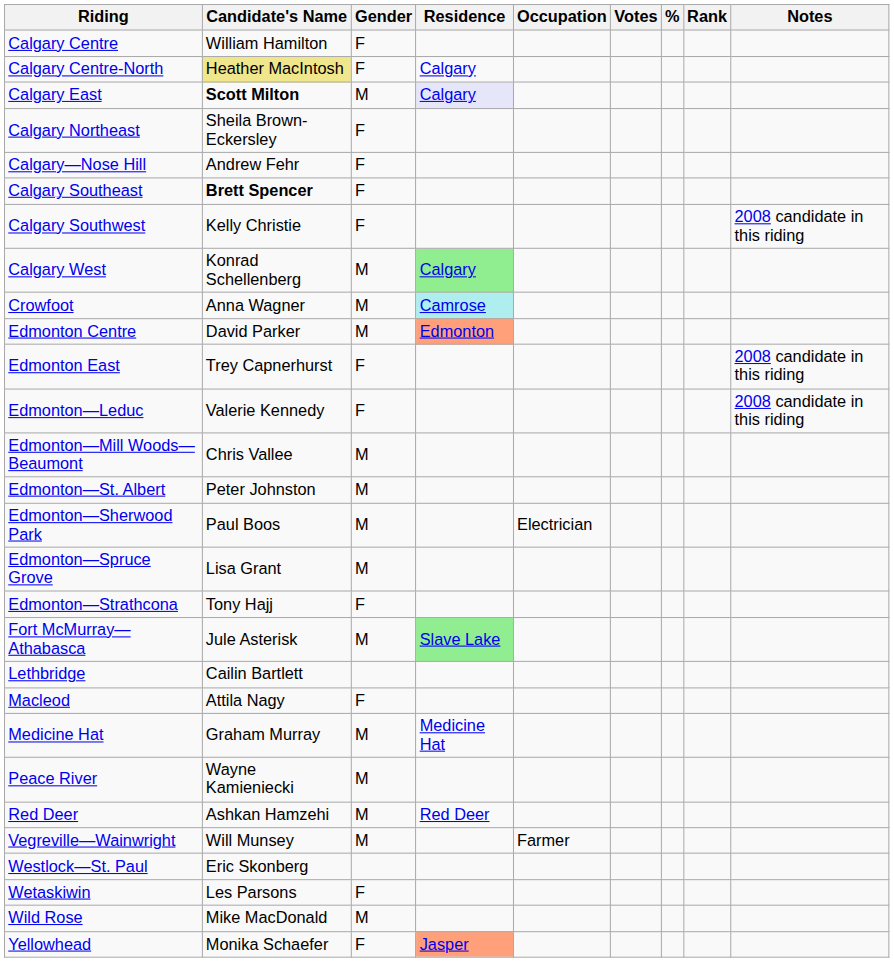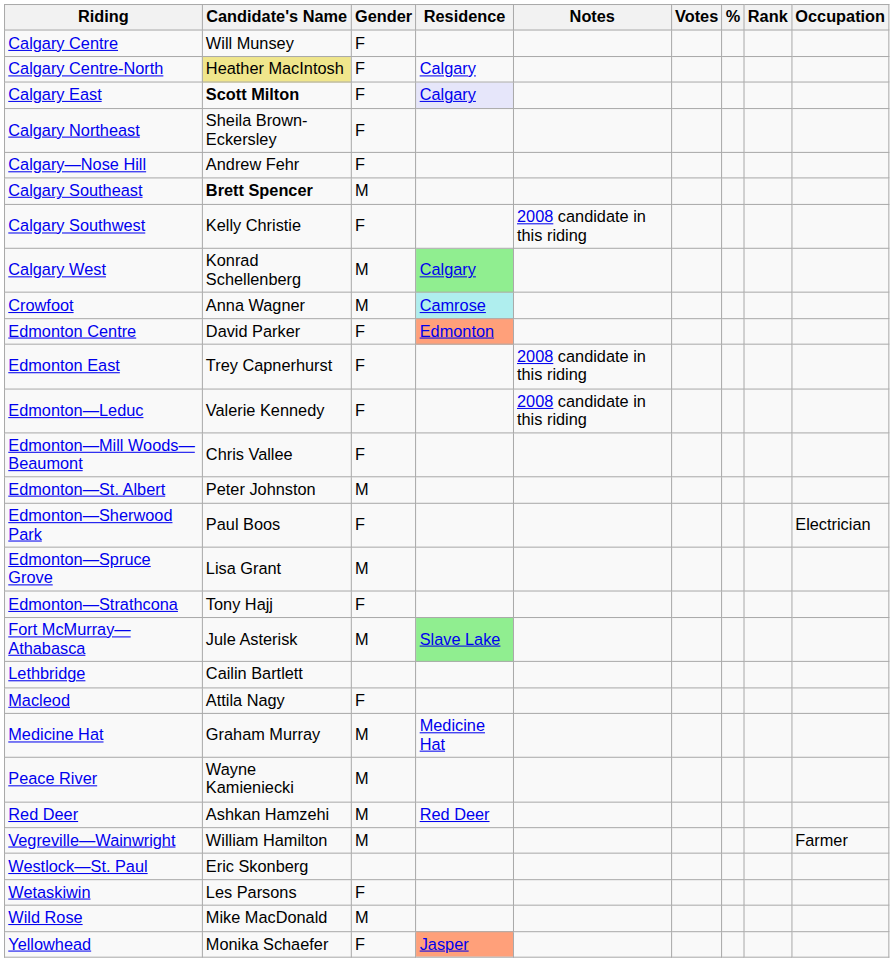columns swapped: (562, 17) <-> (810, 17)
(267, 43) William Hamilton -> (250, 43) Will Munsey
(362, 95) M -> (360, 95) F
(360, 191) F -> (362, 191) M
(362, 331) M -> (360, 331) F
(362, 454) M -> (360, 454) F
(362, 525) M -> (360, 525) F
(250, 840) Will Munsey -> (267, 840) William Hamilton
